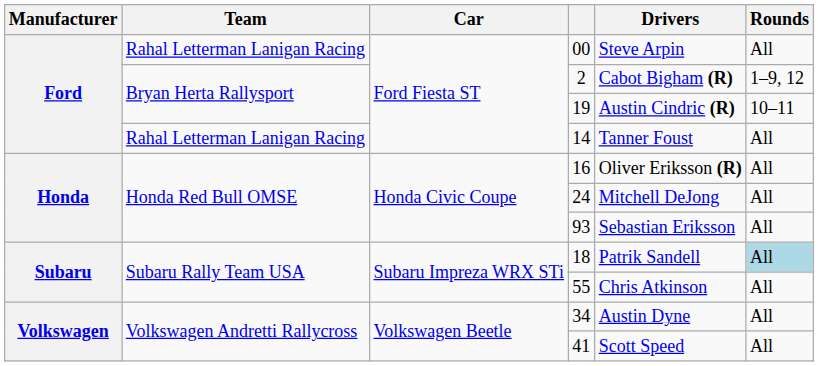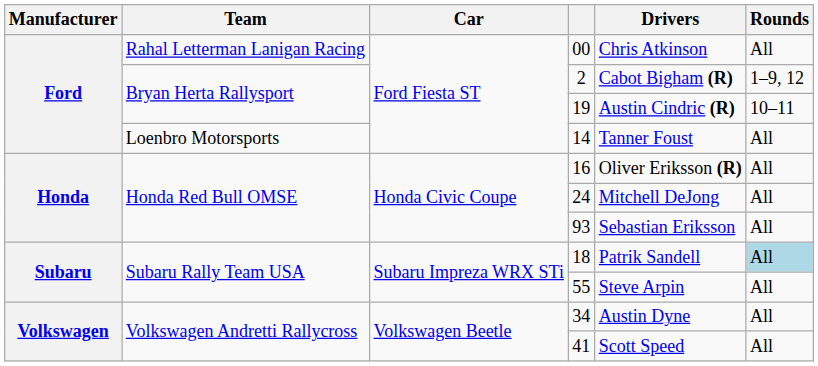(642, 49) Steve Arpin -> (653, 49) Chris Atkinson
(245, 138) Rahal Letterman Lanigan Racing -> (203, 138) Loenbro Motorsports
(653, 286) Chris Atkinson -> (642, 286) Steve Arpin
